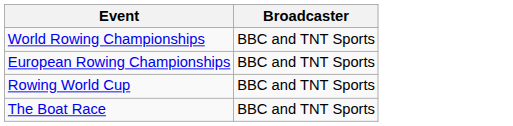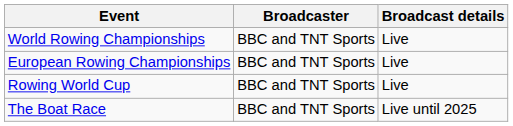+ column: (443, 16)
